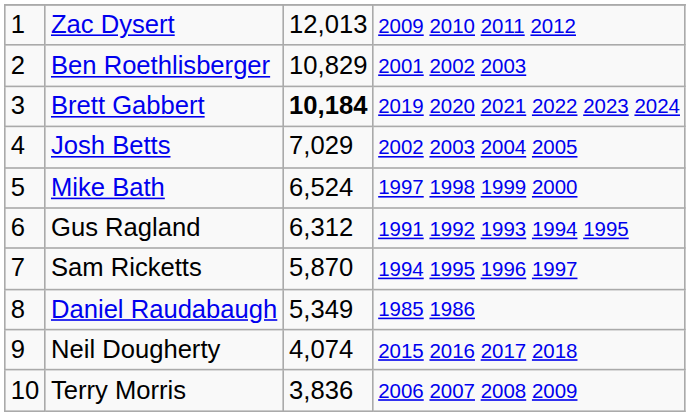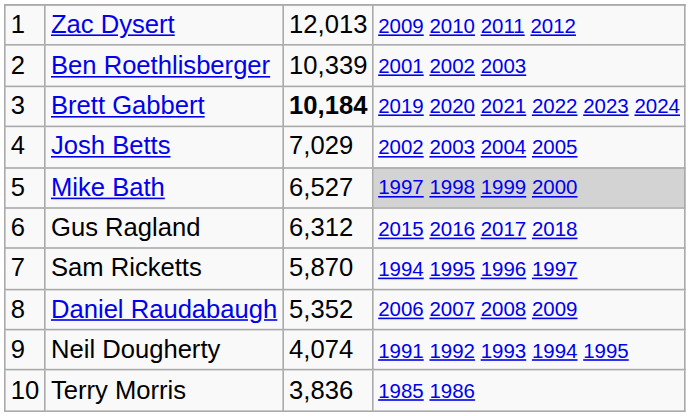(328, 65) 10,829 -> (328, 65) 10,339
(321, 187) 6,524 -> (321, 187) 6,527
(478, 188) no background -> (478, 188) lightgrey background
(503, 228) 1991 1992 1993 1994 1995 -> (478, 228) 2015 2016 2017 2018
(321, 308) 5,349 -> (321, 308) 5,352
(427, 309) 1985 1986 -> (478, 309) 2006 2007 2008 2009
(478, 350) 2015 2016 2017 2018 -> (503, 350) 1991 1992 1993 1994 1995
(478, 390) 2006 2007 2008 2009 -> (427, 390) 1985 1986
